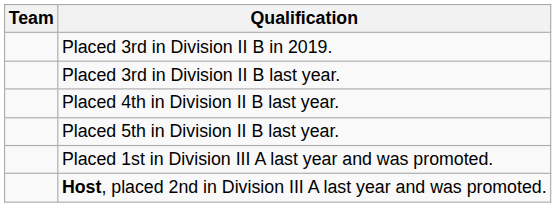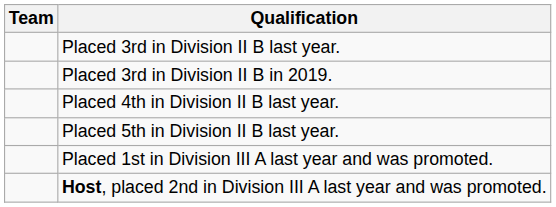rows swapped: (197, 46) <-> (201, 74)
